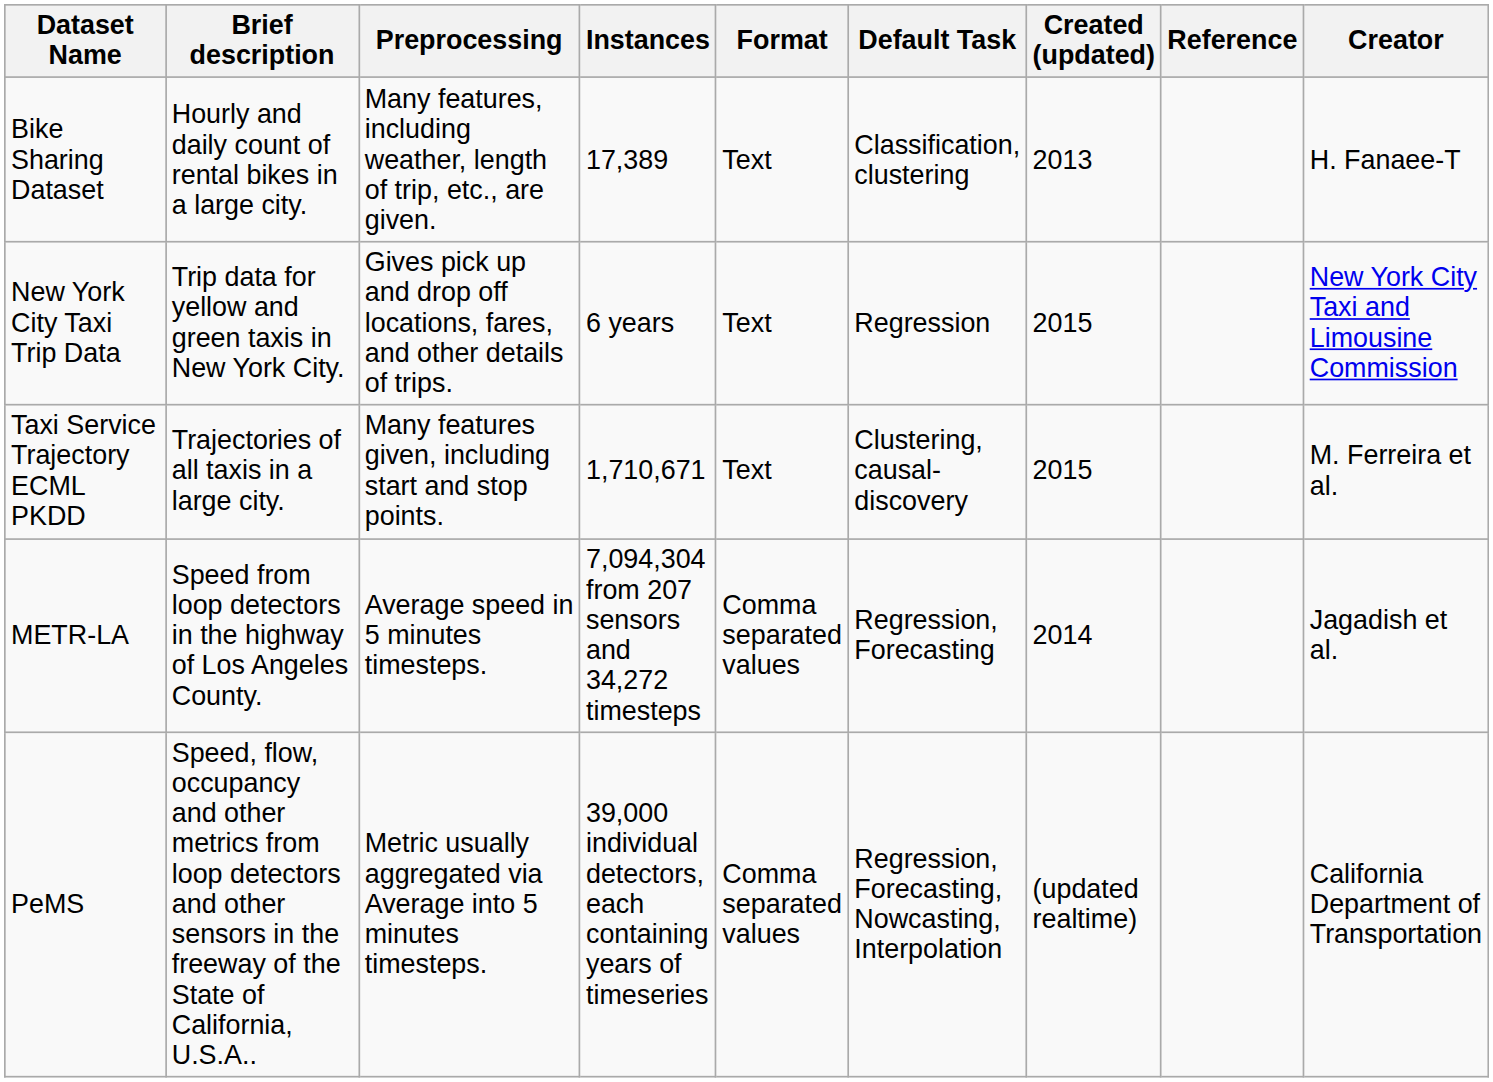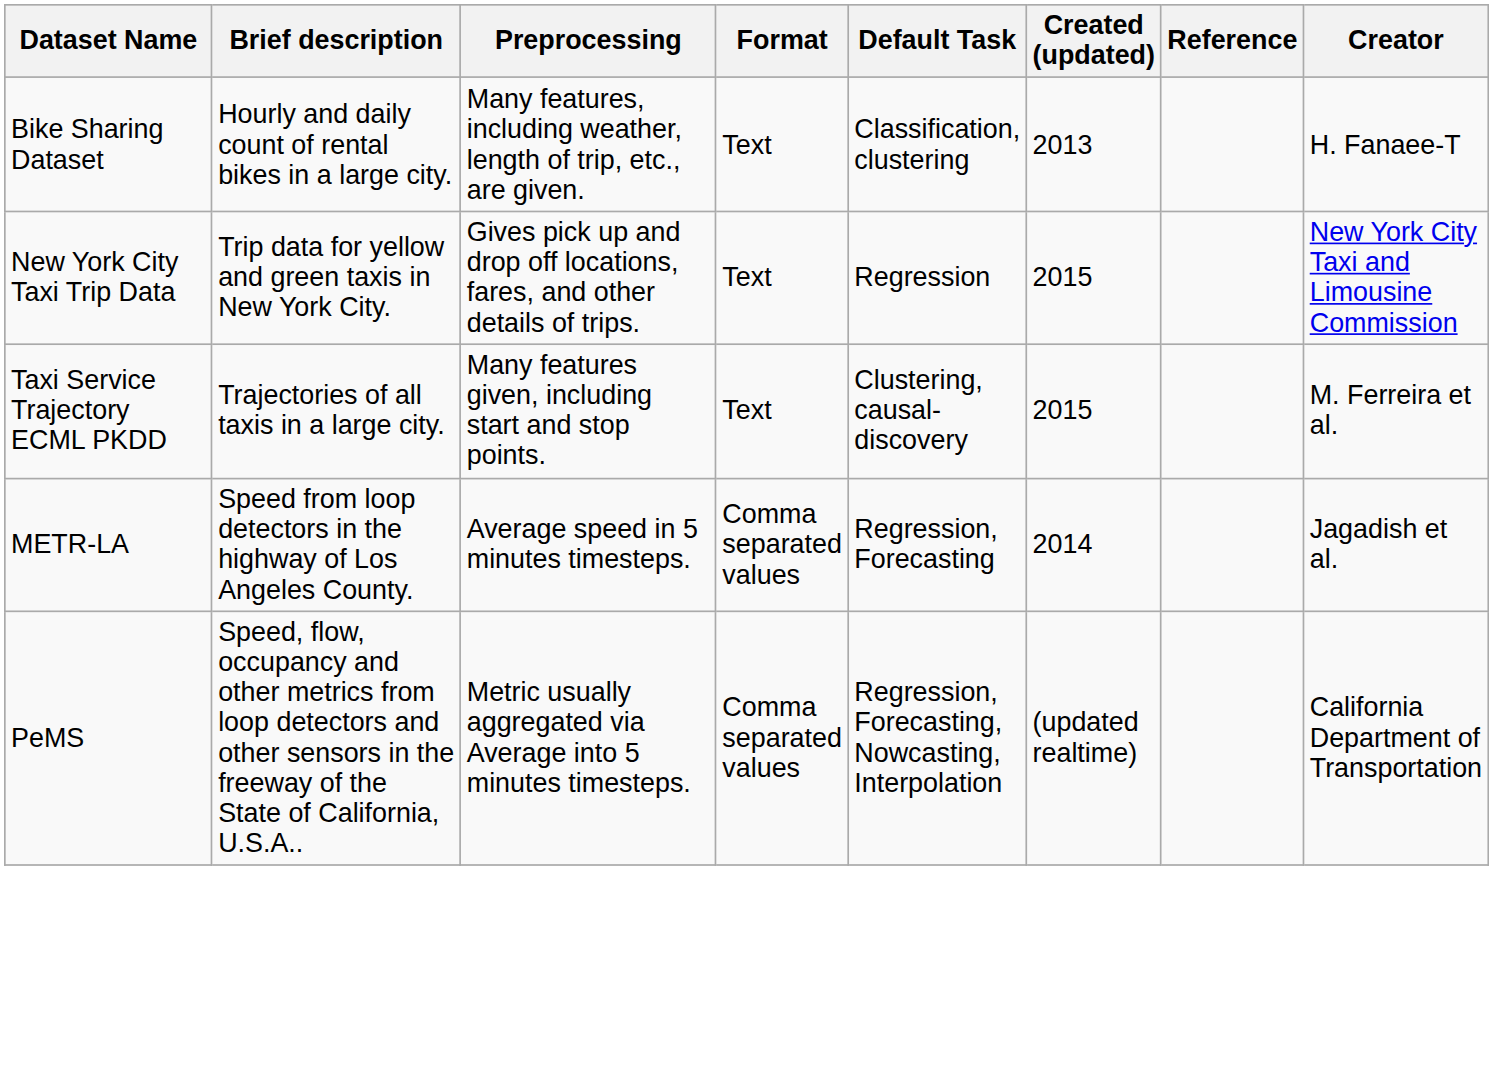- column: (648, 40)
